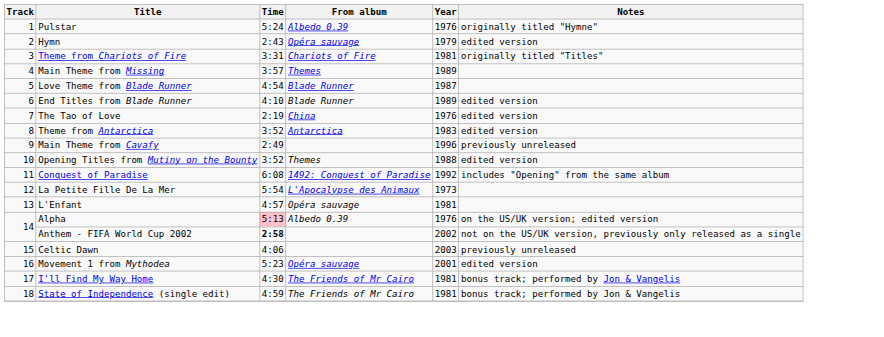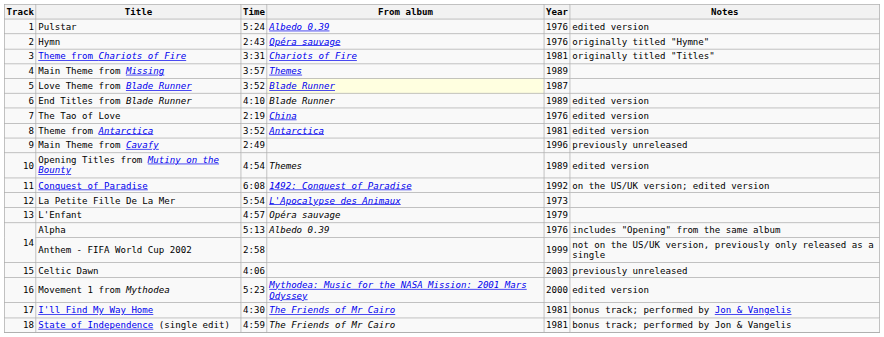(530, 27) originally titled "Hymne" -> (611, 27) edited version
(446, 41) 1979 -> (557, 41) 1976
(499, 41) edited version -> (641, 41) originally titled "Hymne"
(273, 86) 4:54 -> (254, 86) 3:52
(321, 86) no background -> (302, 86) lightyellow background
(446, 130) 1983 -> (557, 130) 1981
(273, 160) 3:52 -> (254, 165) 4:54
(446, 160) 1988 -> (557, 165) 1989
(565, 175) includes "Opening" from the same album -> (671, 185) on the US/UK version; edited version
(446, 205) 1981 -> (557, 215) 1979
(273, 219) pink background -> (254, 230) no background
(560, 219) on the US/UK version; edited version -> (676, 230) includes "Opening" from the same album
(273, 234) bold -> (254, 250) normal
(446, 234) 2002 -> (557, 250) 1999
(324, 264) Opéra sauvage -> (398, 290) Mythodea: Music for the NASA Mission: 2001 Mars Odyssey
(446, 264) 2001 -> (557, 290) 2000
